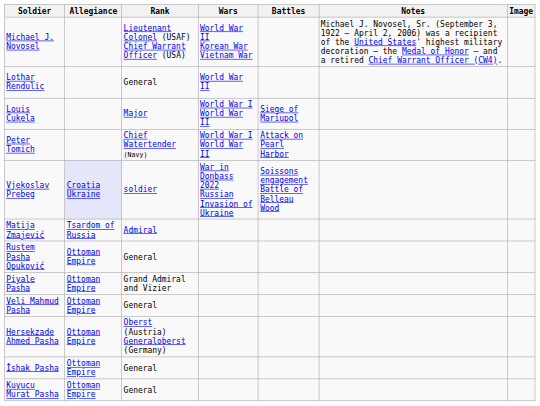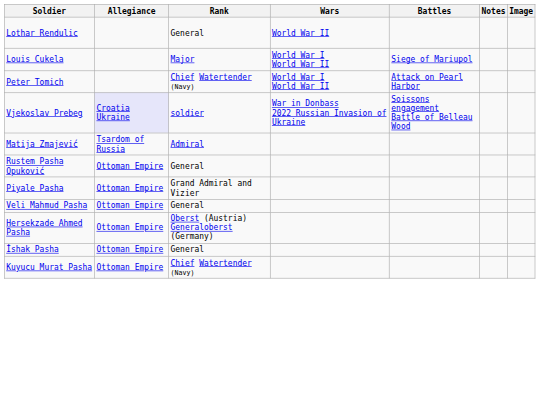- row: (30, 42)
(140, 390) General -> (211, 267) Chief Watertender (Navy)
